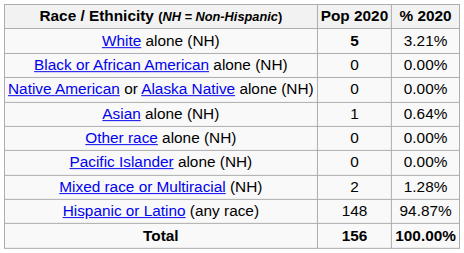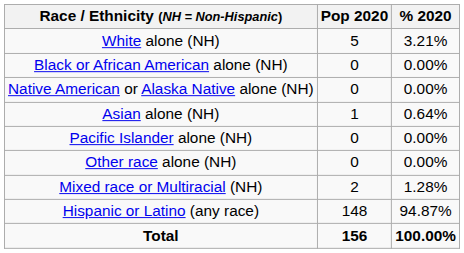(354, 41) bold -> (354, 41) normal
rows swapped: (161, 162) <-> (161, 138)
